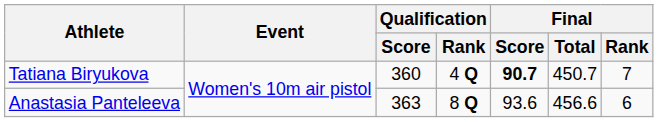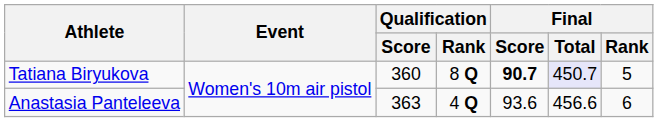(464, 75) 4 Q -> (464, 75) 8 Q
(575, 75) no background -> (575, 75) lavender background
(627, 75) 7 -> (627, 75) 5
(464, 103) 8 Q -> (464, 103) 4 Q
